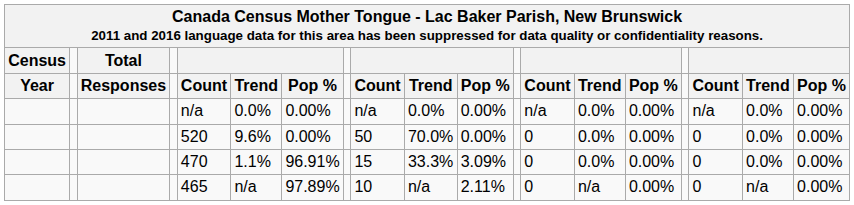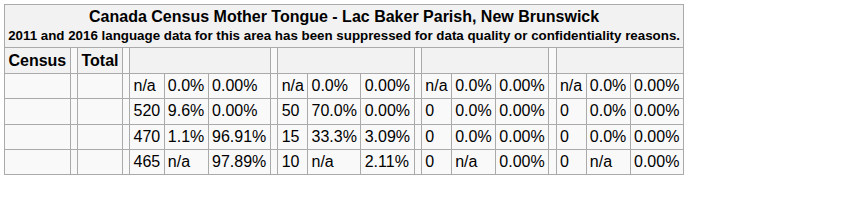- row: (37, 85)
